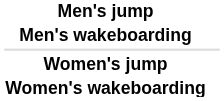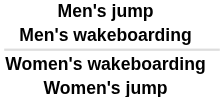rows swapped: (106, 63) <-> (106, 88)
